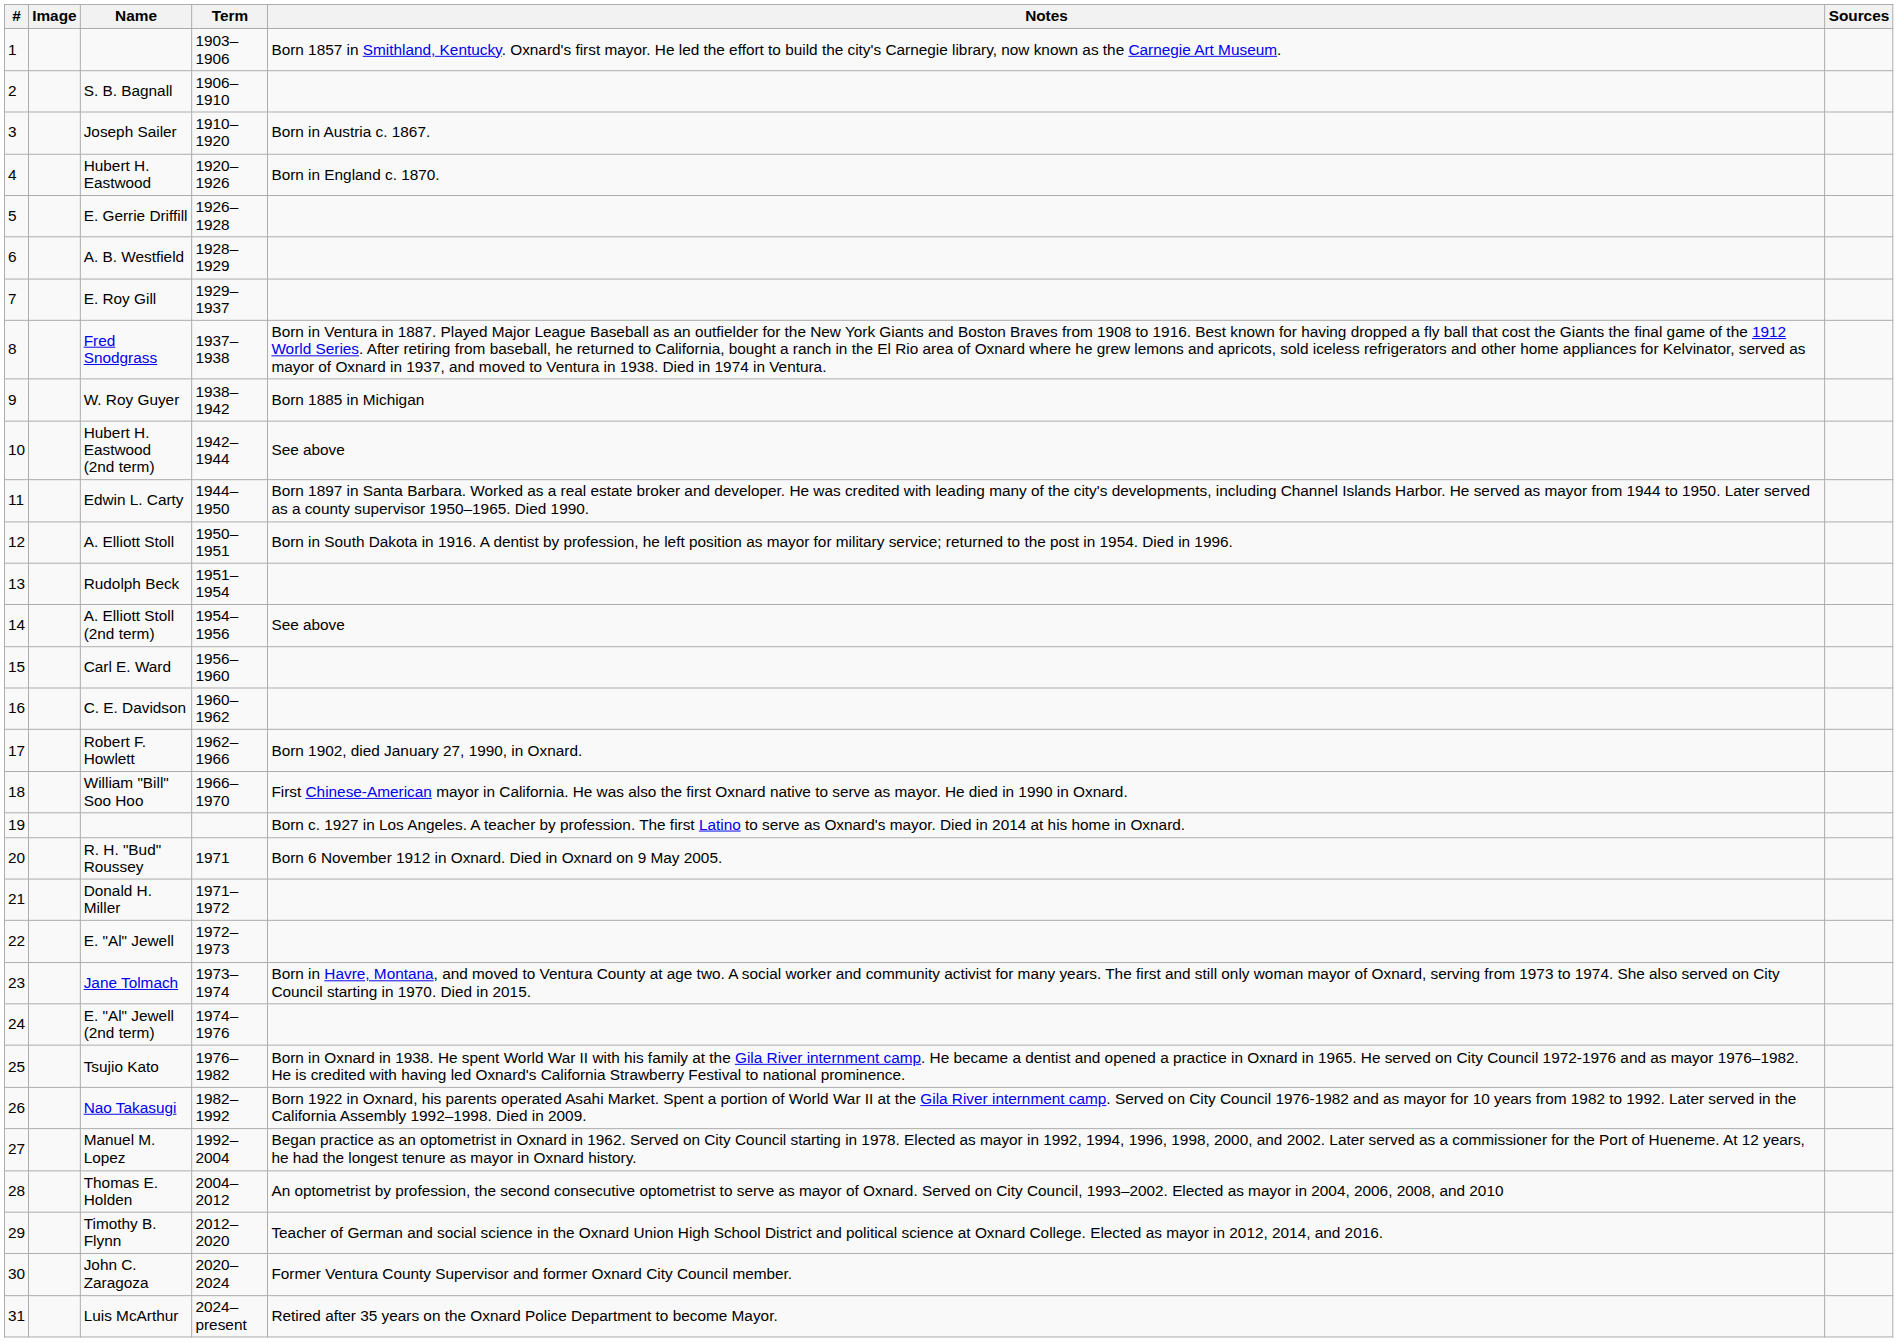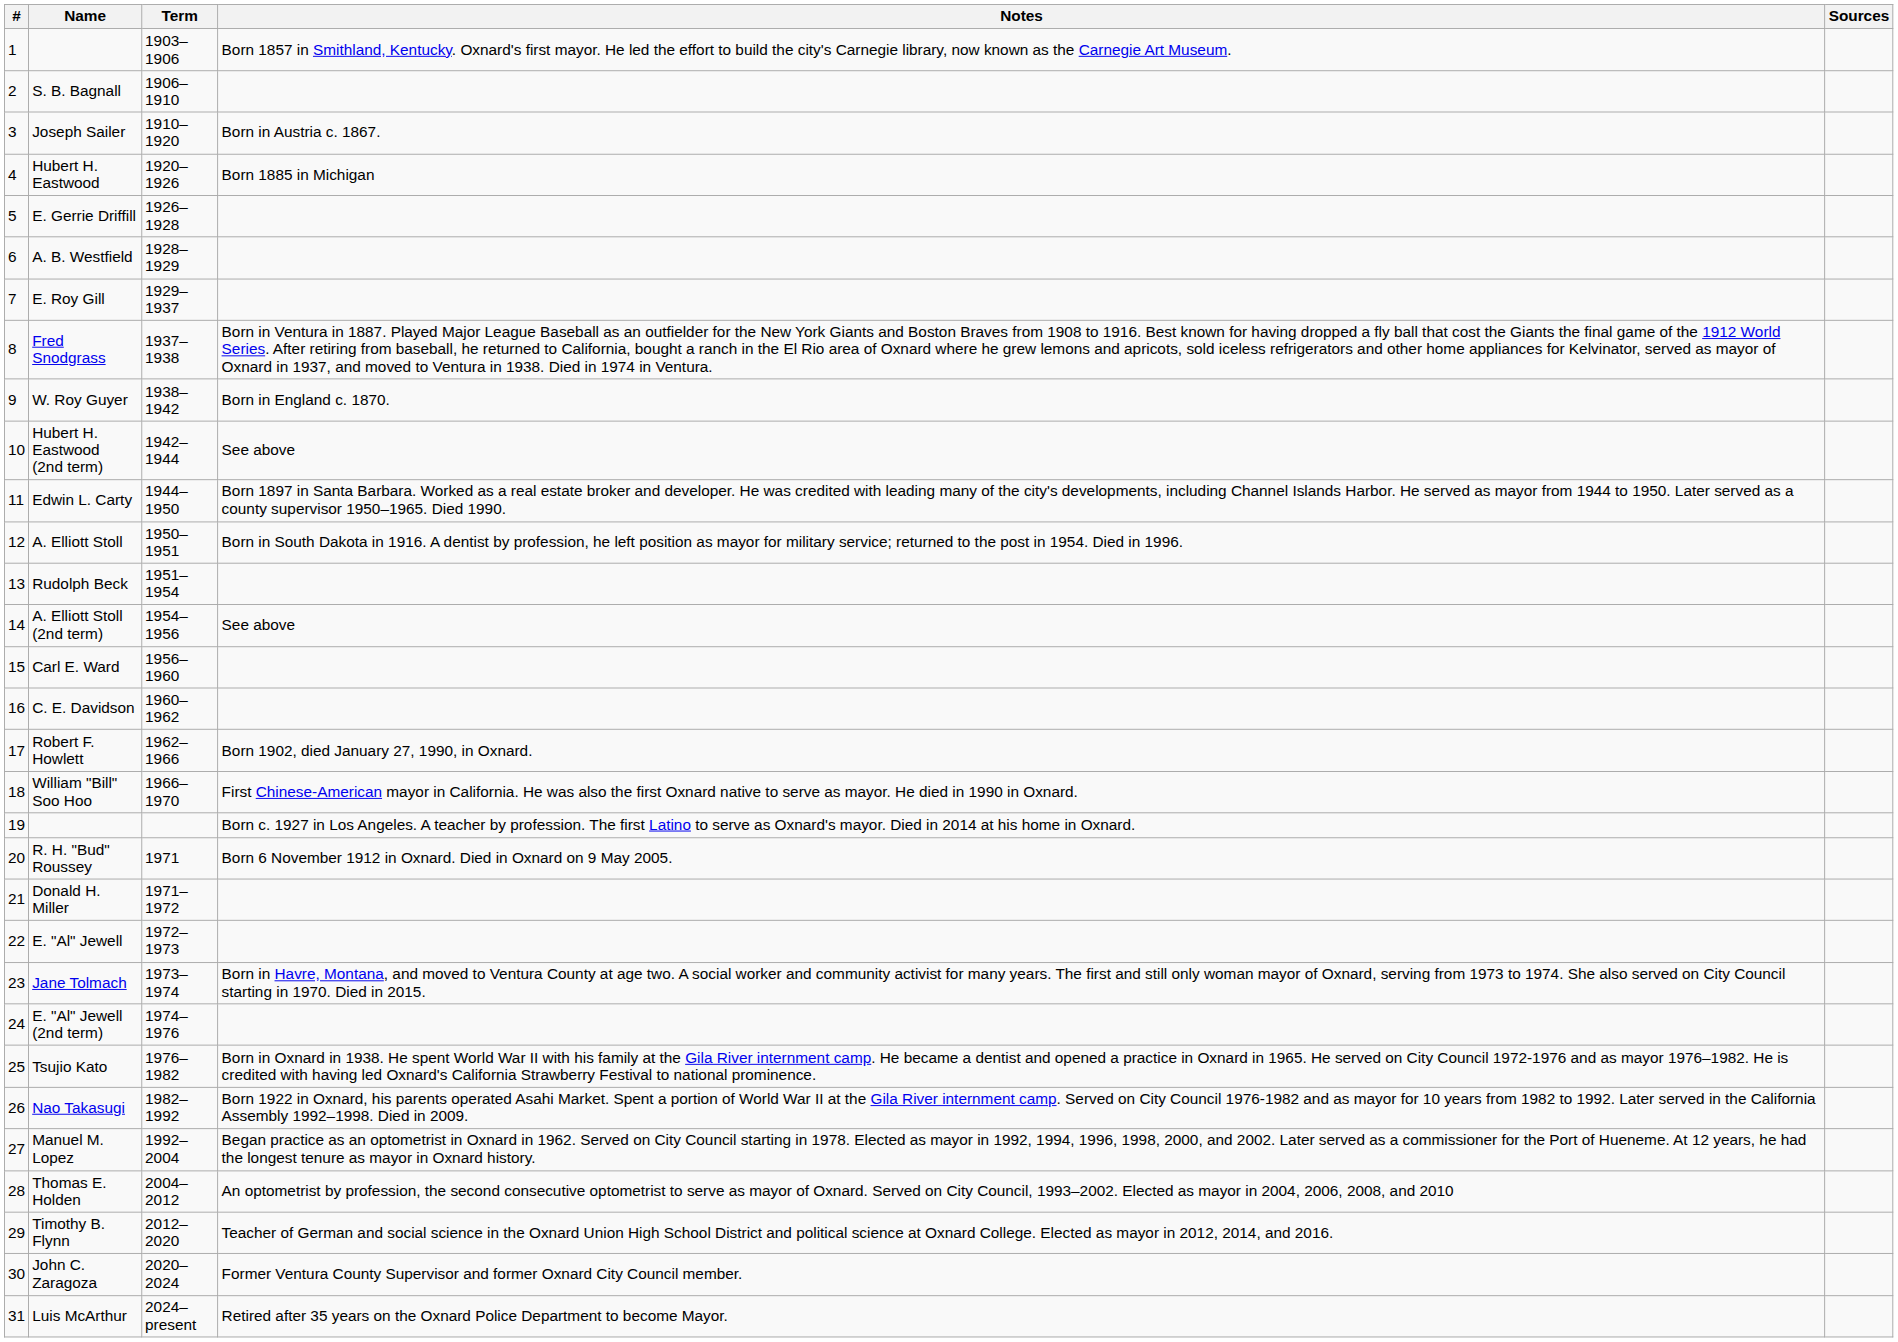- column: (54, 16)
(356, 174) Born in England c. 1870. -> (298, 174) Born 1885 in Michigan
(348, 400) Born 1885 in Michigan -> (306, 400) Born in England c. 1870.
